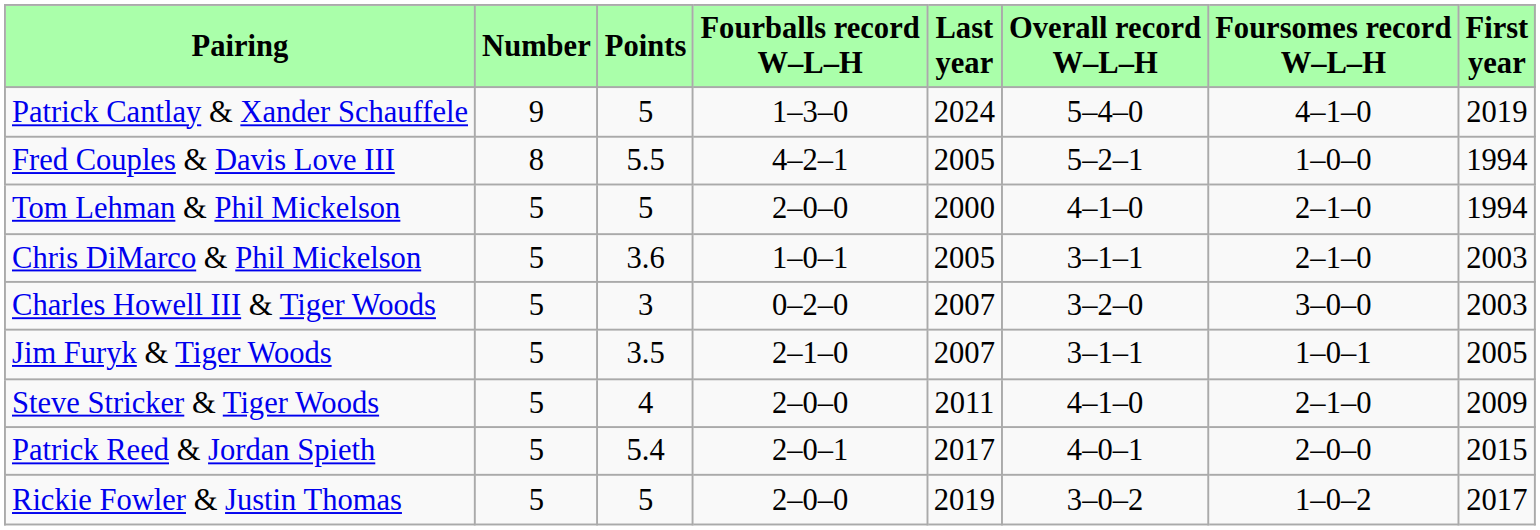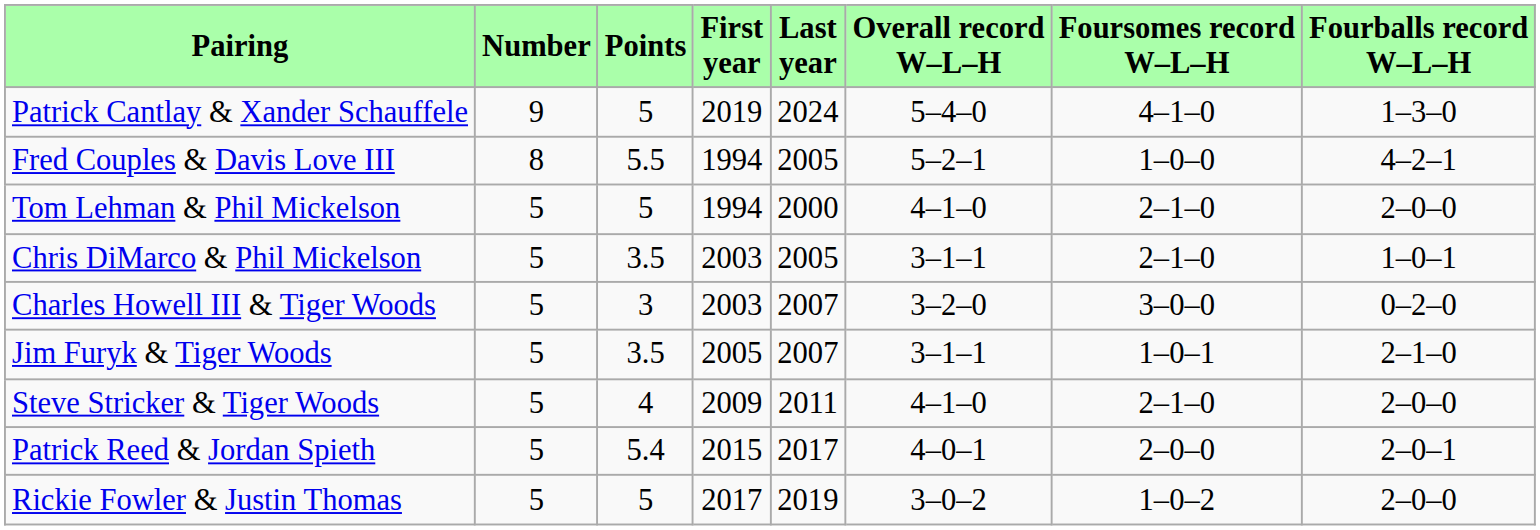columns swapped: (1497, 45) <-> (810, 45)
(646, 256) 3.6 -> (646, 256) 3.5
